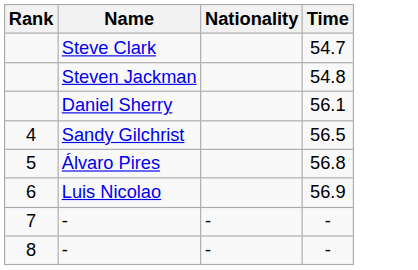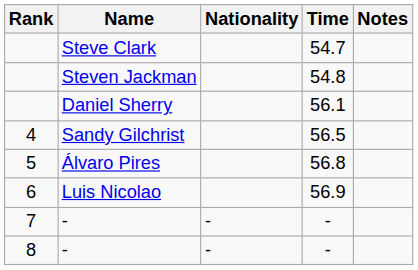+ column: (383, 18)
